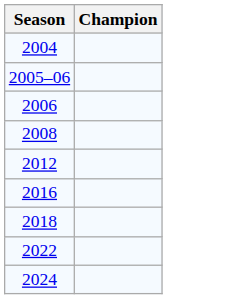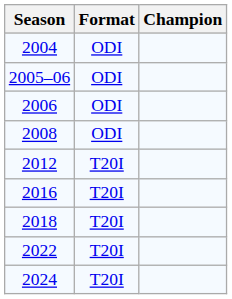+ column: (107, 18)
